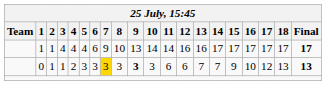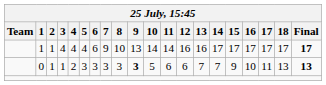(106, 66) gold background -> (106, 66) no background
(152, 66) 3 -> (152, 66) 5
(267, 66) 12 -> (267, 66) 11
